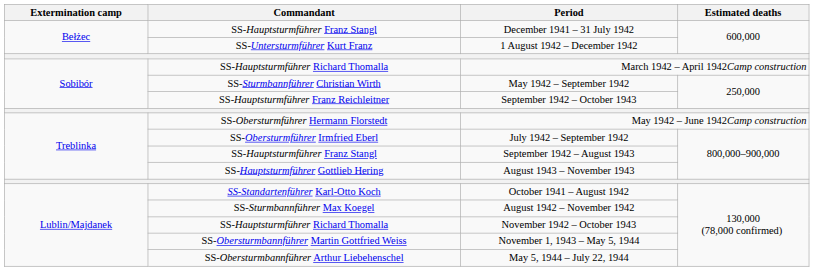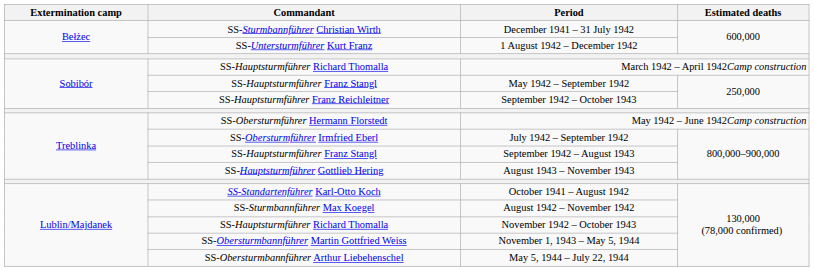(304, 29) SS-Hauptsturmführer Franz Stangl -> (304, 29) SS-Sturmbannführer Christian Wirth
(304, 83) SS-Sturmbannführer Christian Wirth -> (304, 83) SS-Hauptsturmführer Franz Stangl
